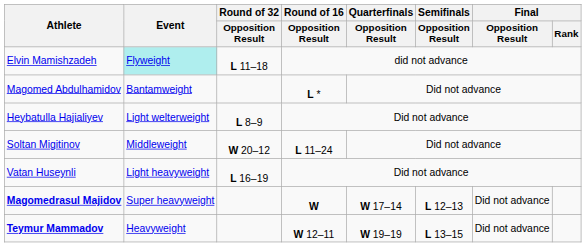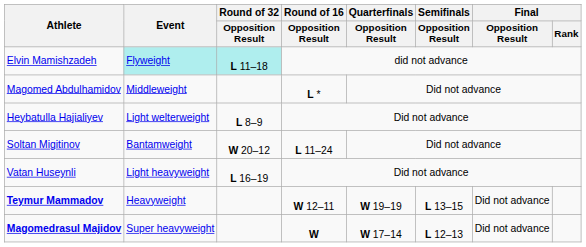(249, 67) no background -> (249, 67) paleturquoise background
(159, 89) Bantamweight -> (156, 89) Middleweight
(156, 145) Middleweight -> (159, 145) Bantamweight
rows swapped: (55, 229) <-> (64, 201)
